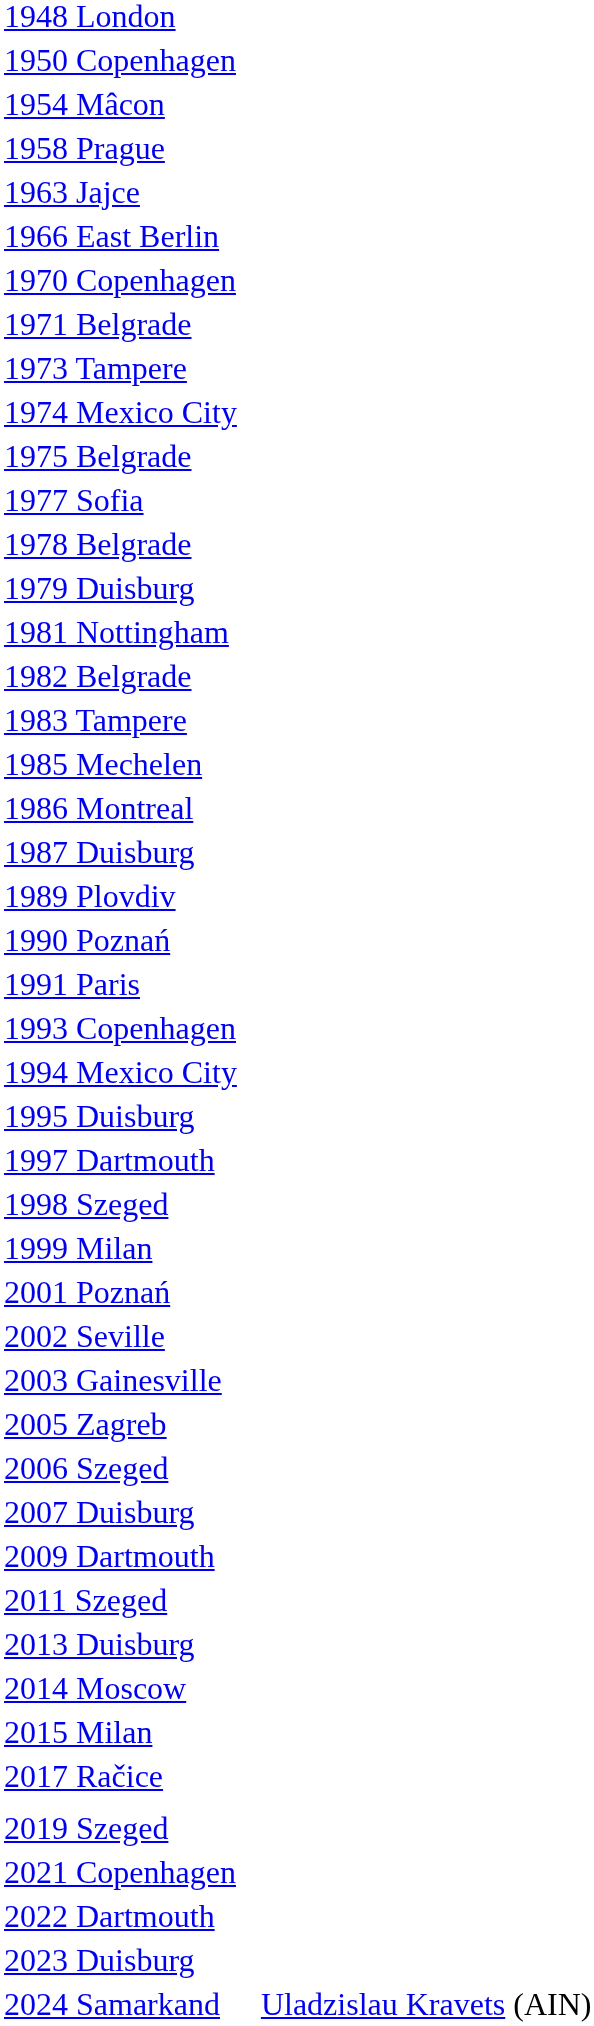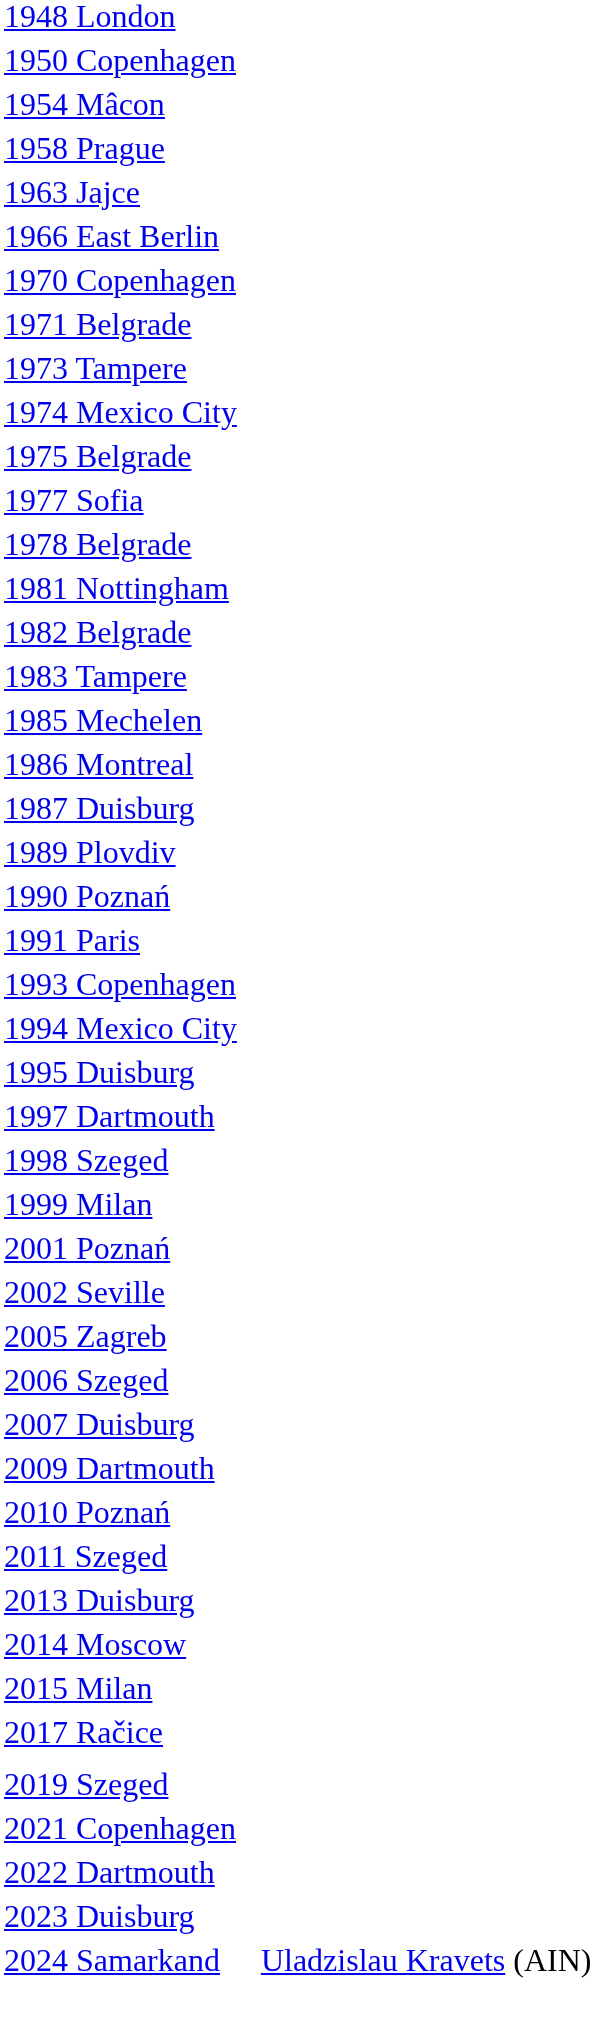- row: (99, 588)
- row: (113, 1380)
+ row: (87, 1512)
